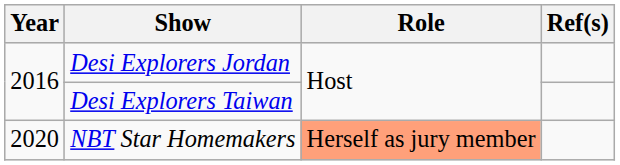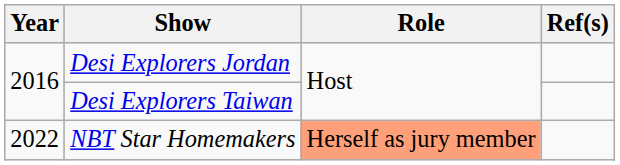(35, 139) 2020 -> (35, 139) 2022
